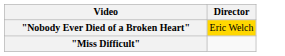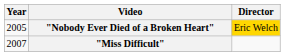+ column: (17, 12)
